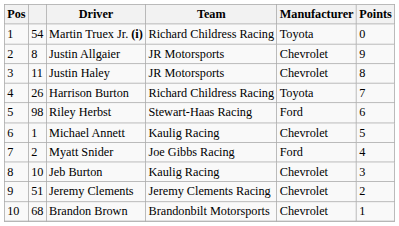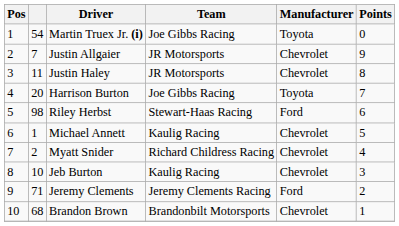(211, 33) Richard Childress Racing -> (192, 33) Joe Gibbs Racing
(34, 53) 8 -> (34, 53) 7
(37, 92) 26 -> (37, 92) 20
(211, 92) Richard Childress Racing -> (192, 92) Joe Gibbs Racing
(192, 151) Joe Gibbs Racing -> (211, 151) Richard Childress Racing
(291, 151) Ford -> (304, 151) Chevrolet
(37, 191) 51 -> (37, 191) 71
(304, 191) Chevrolet -> (291, 191) Ford
